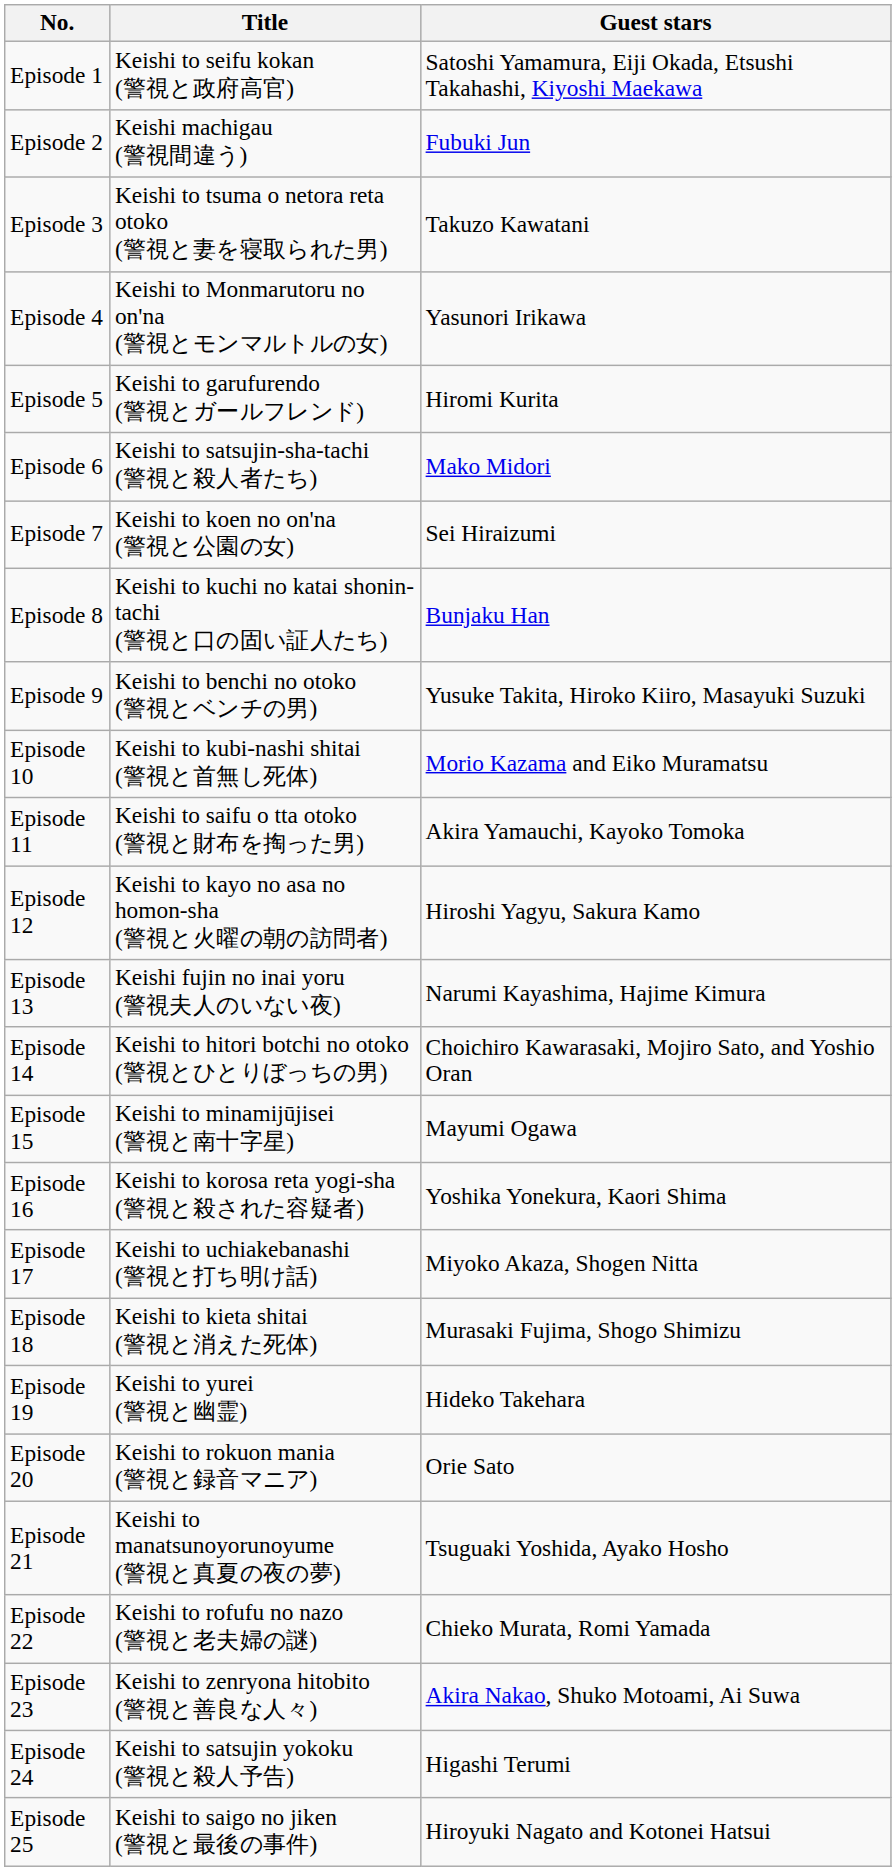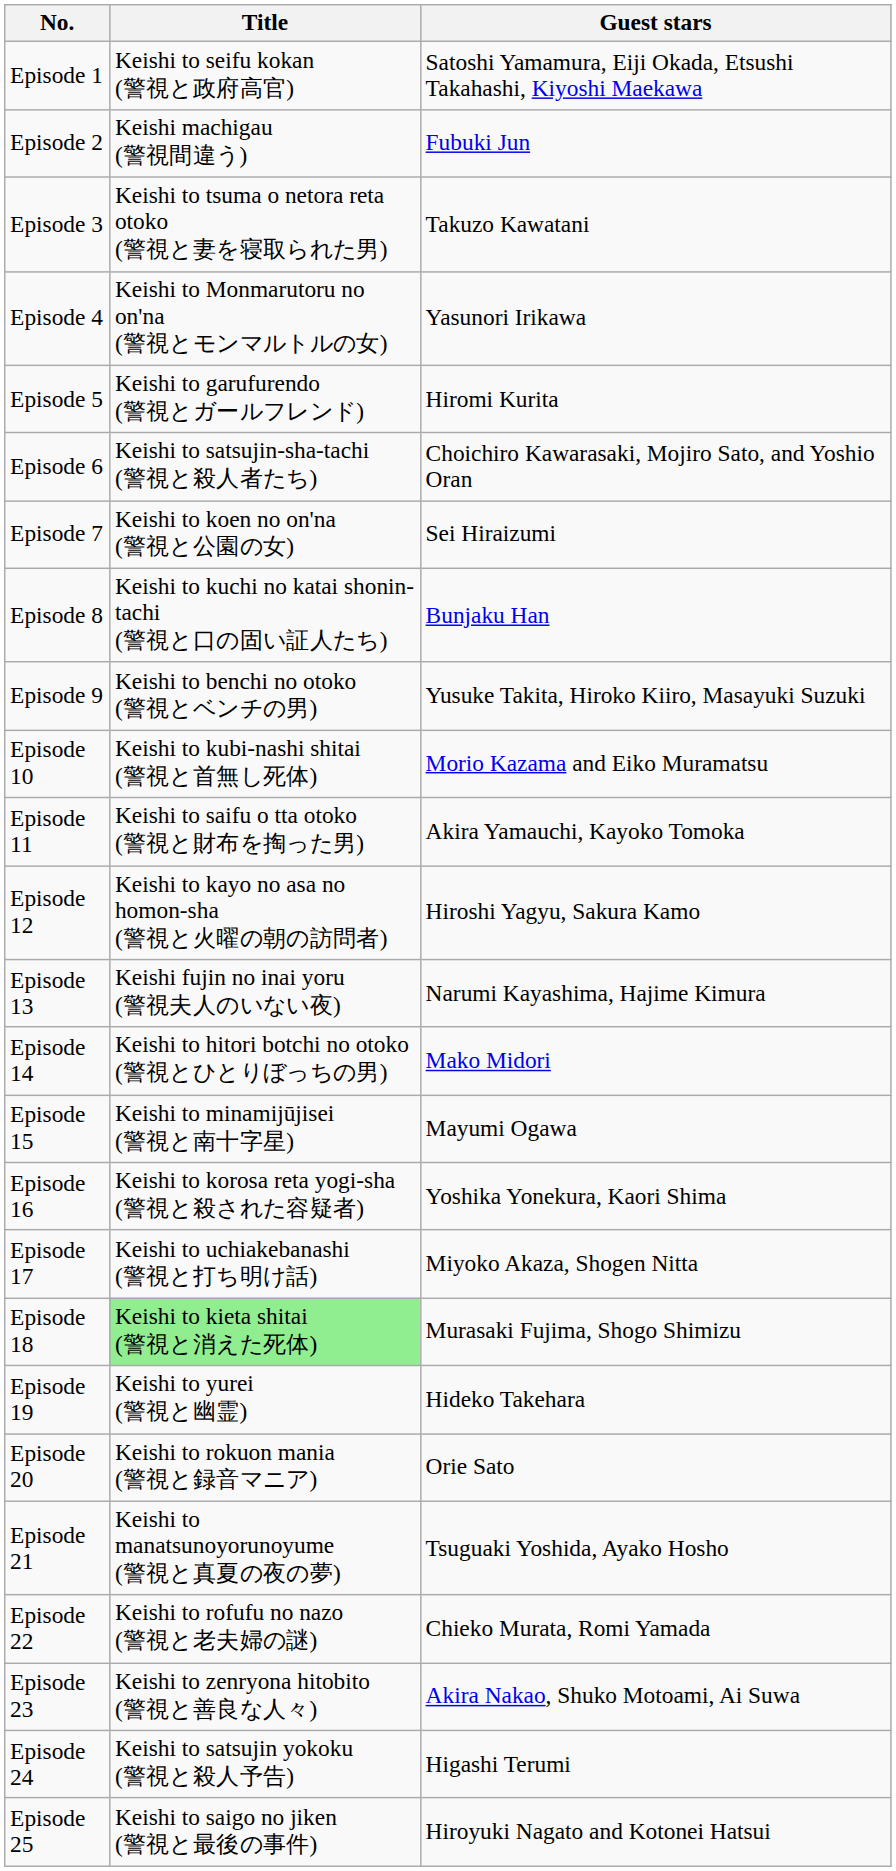(488, 466) Mako Midori -> (650, 466) Choichiro Kawarasaki, Mojiro Sato, and Yoshio Oran
(650, 1060) Choichiro Kawarasaki, Mojiro Sato, and Yoshio Oran -> (488, 1060) Mako Midori
(216, 1330) no background -> (216, 1330) lightgreen background
